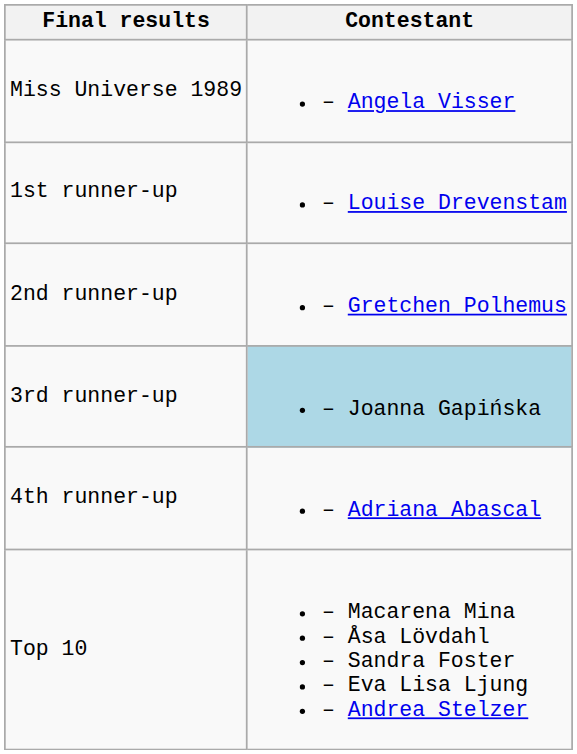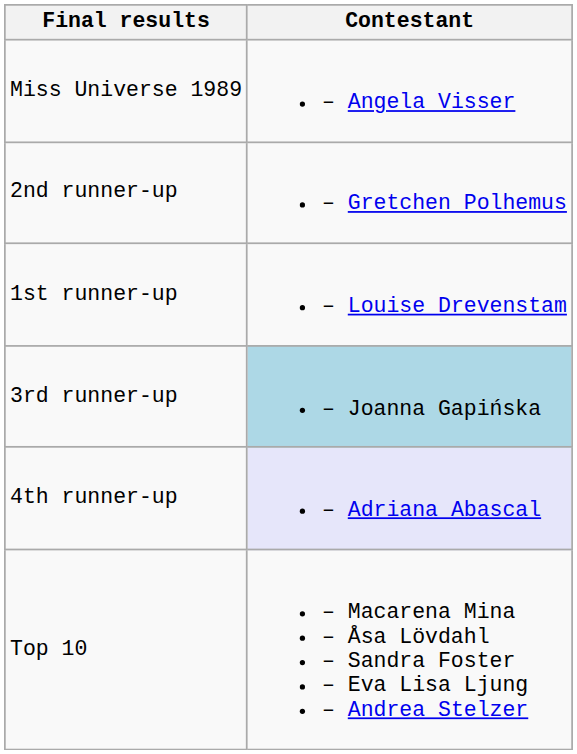rows swapped: (94, 193) <-> (94, 295)
(410, 511) no background -> (410, 511) lavender background
